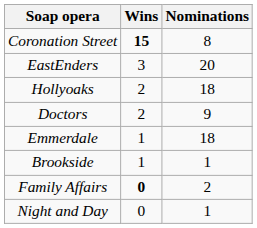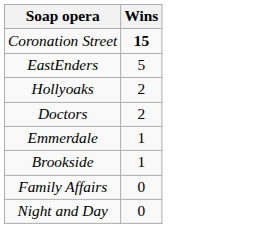- column: (207, 16)
(141, 65) 3 -> (141, 65) 5
(141, 187) bold -> (141, 187) normal
